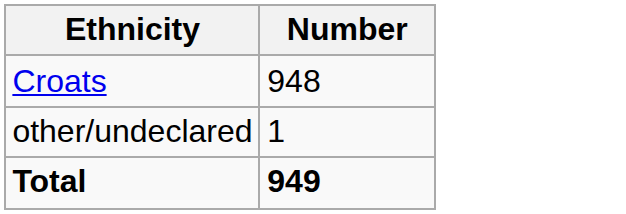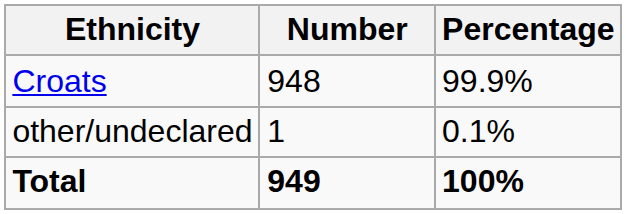+ column: (528, 29)
